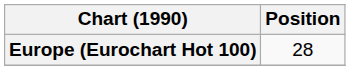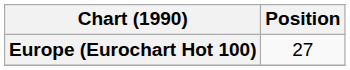(303, 49) 28 -> (303, 49) 27
